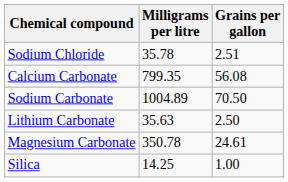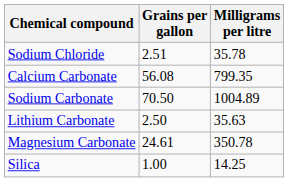columns swapped: (248, 23) <-> (175, 23)
